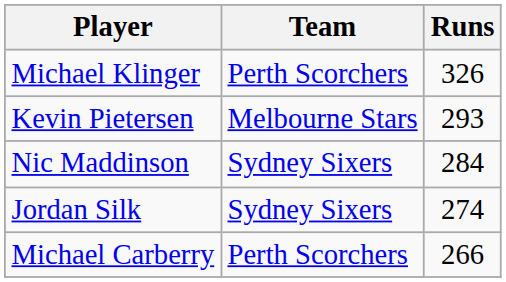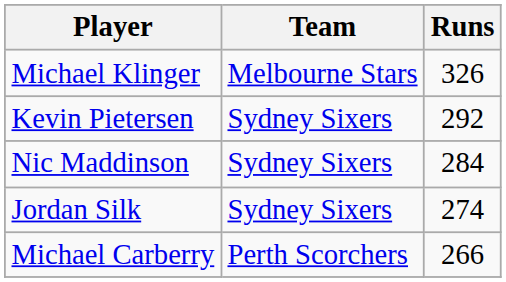(318, 72) Perth Scorchers -> (323, 72) Melbourne Stars
(323, 118) Melbourne Stars -> (310, 118) Sydney Sixers
(463, 118) 293 -> (463, 118) 292
